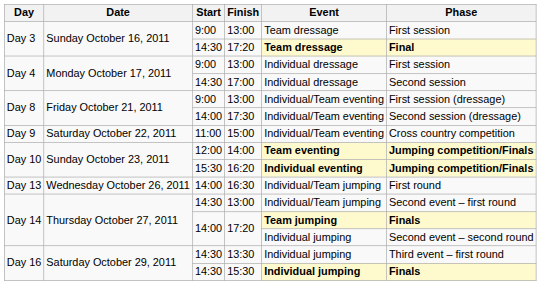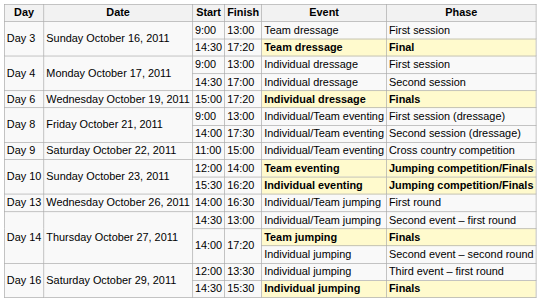+ row: (21, 99)
(209, 254) 14:30 -> (209, 271) 12:00
